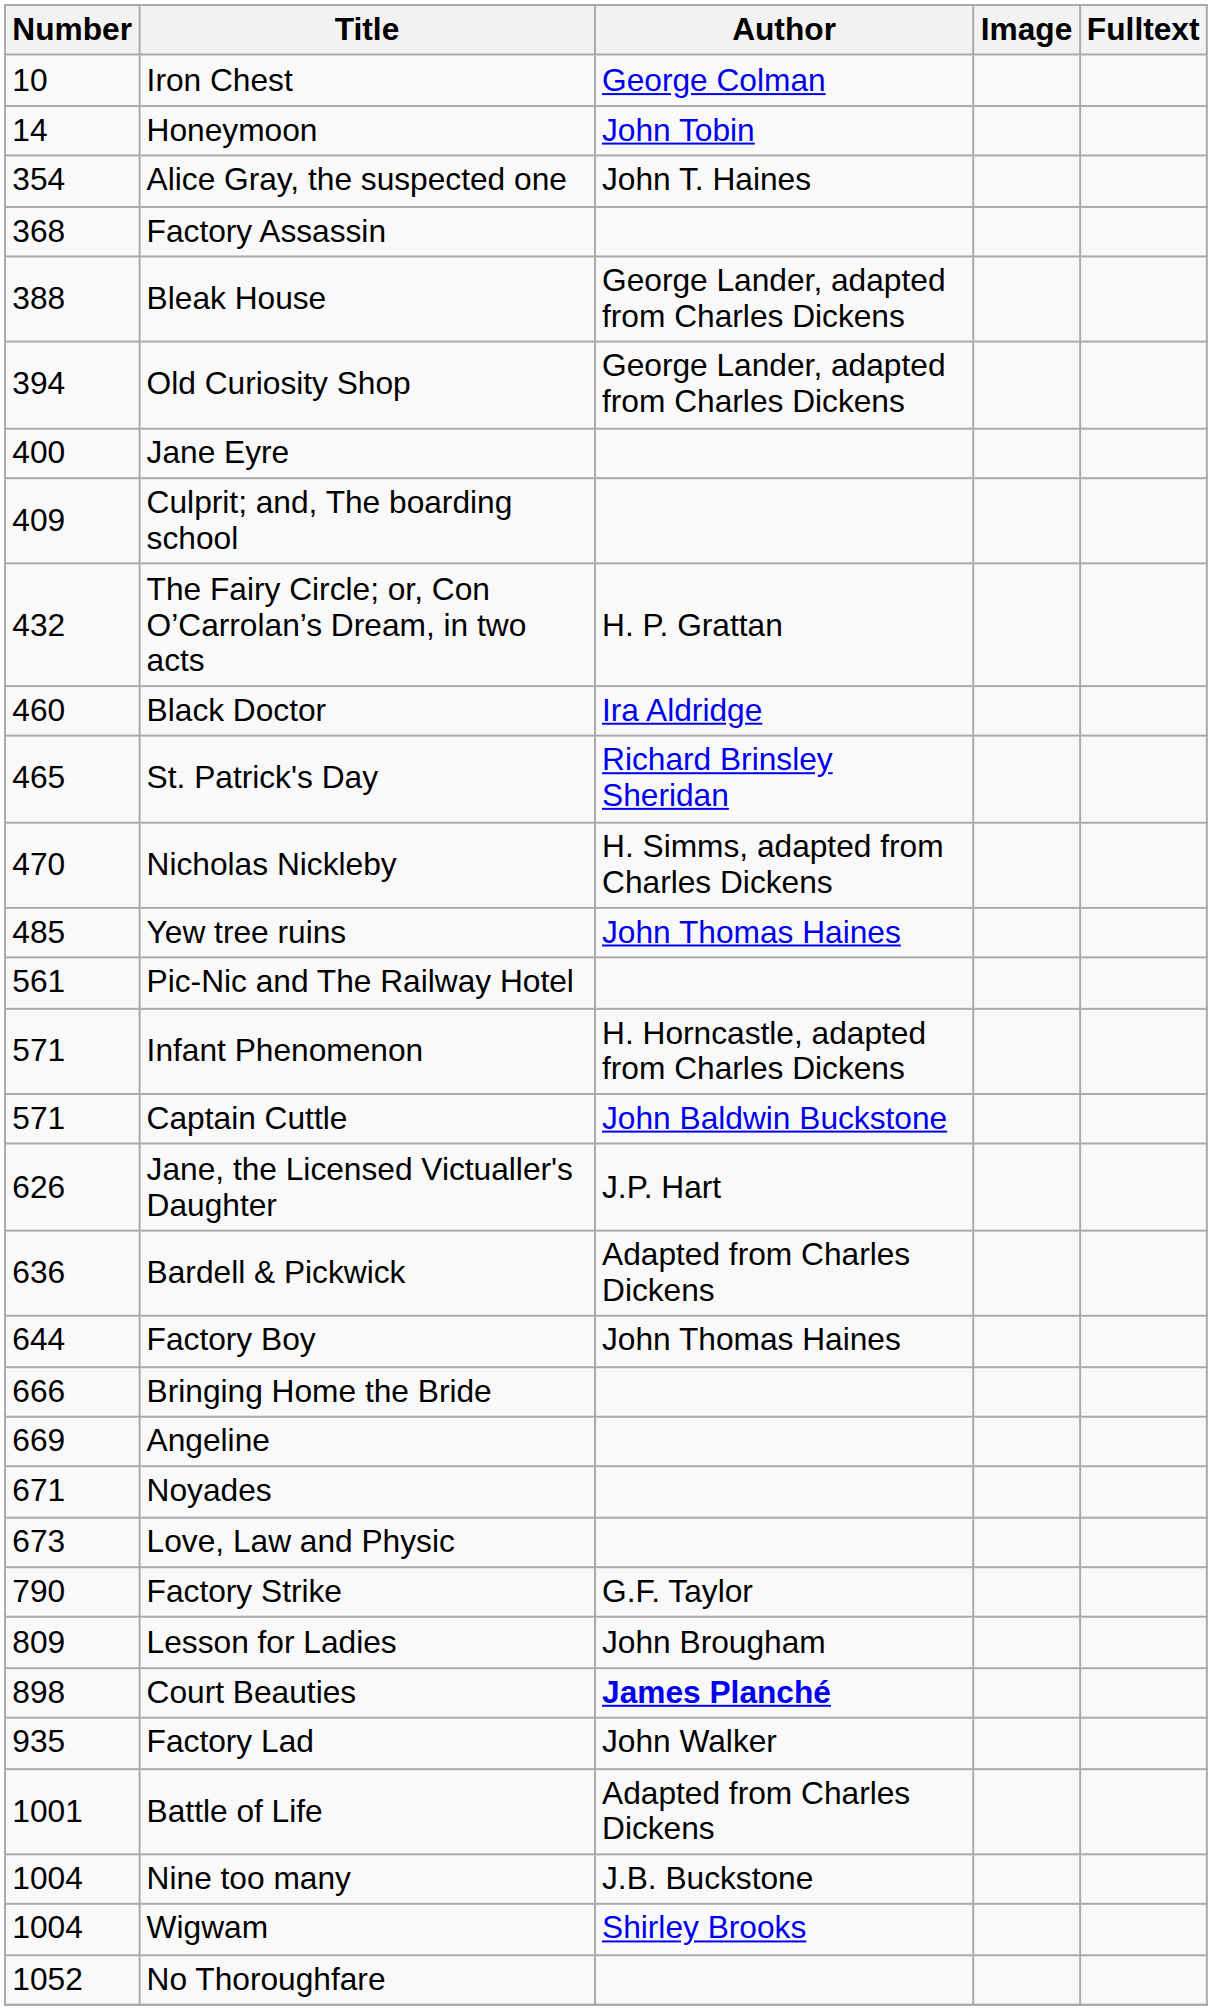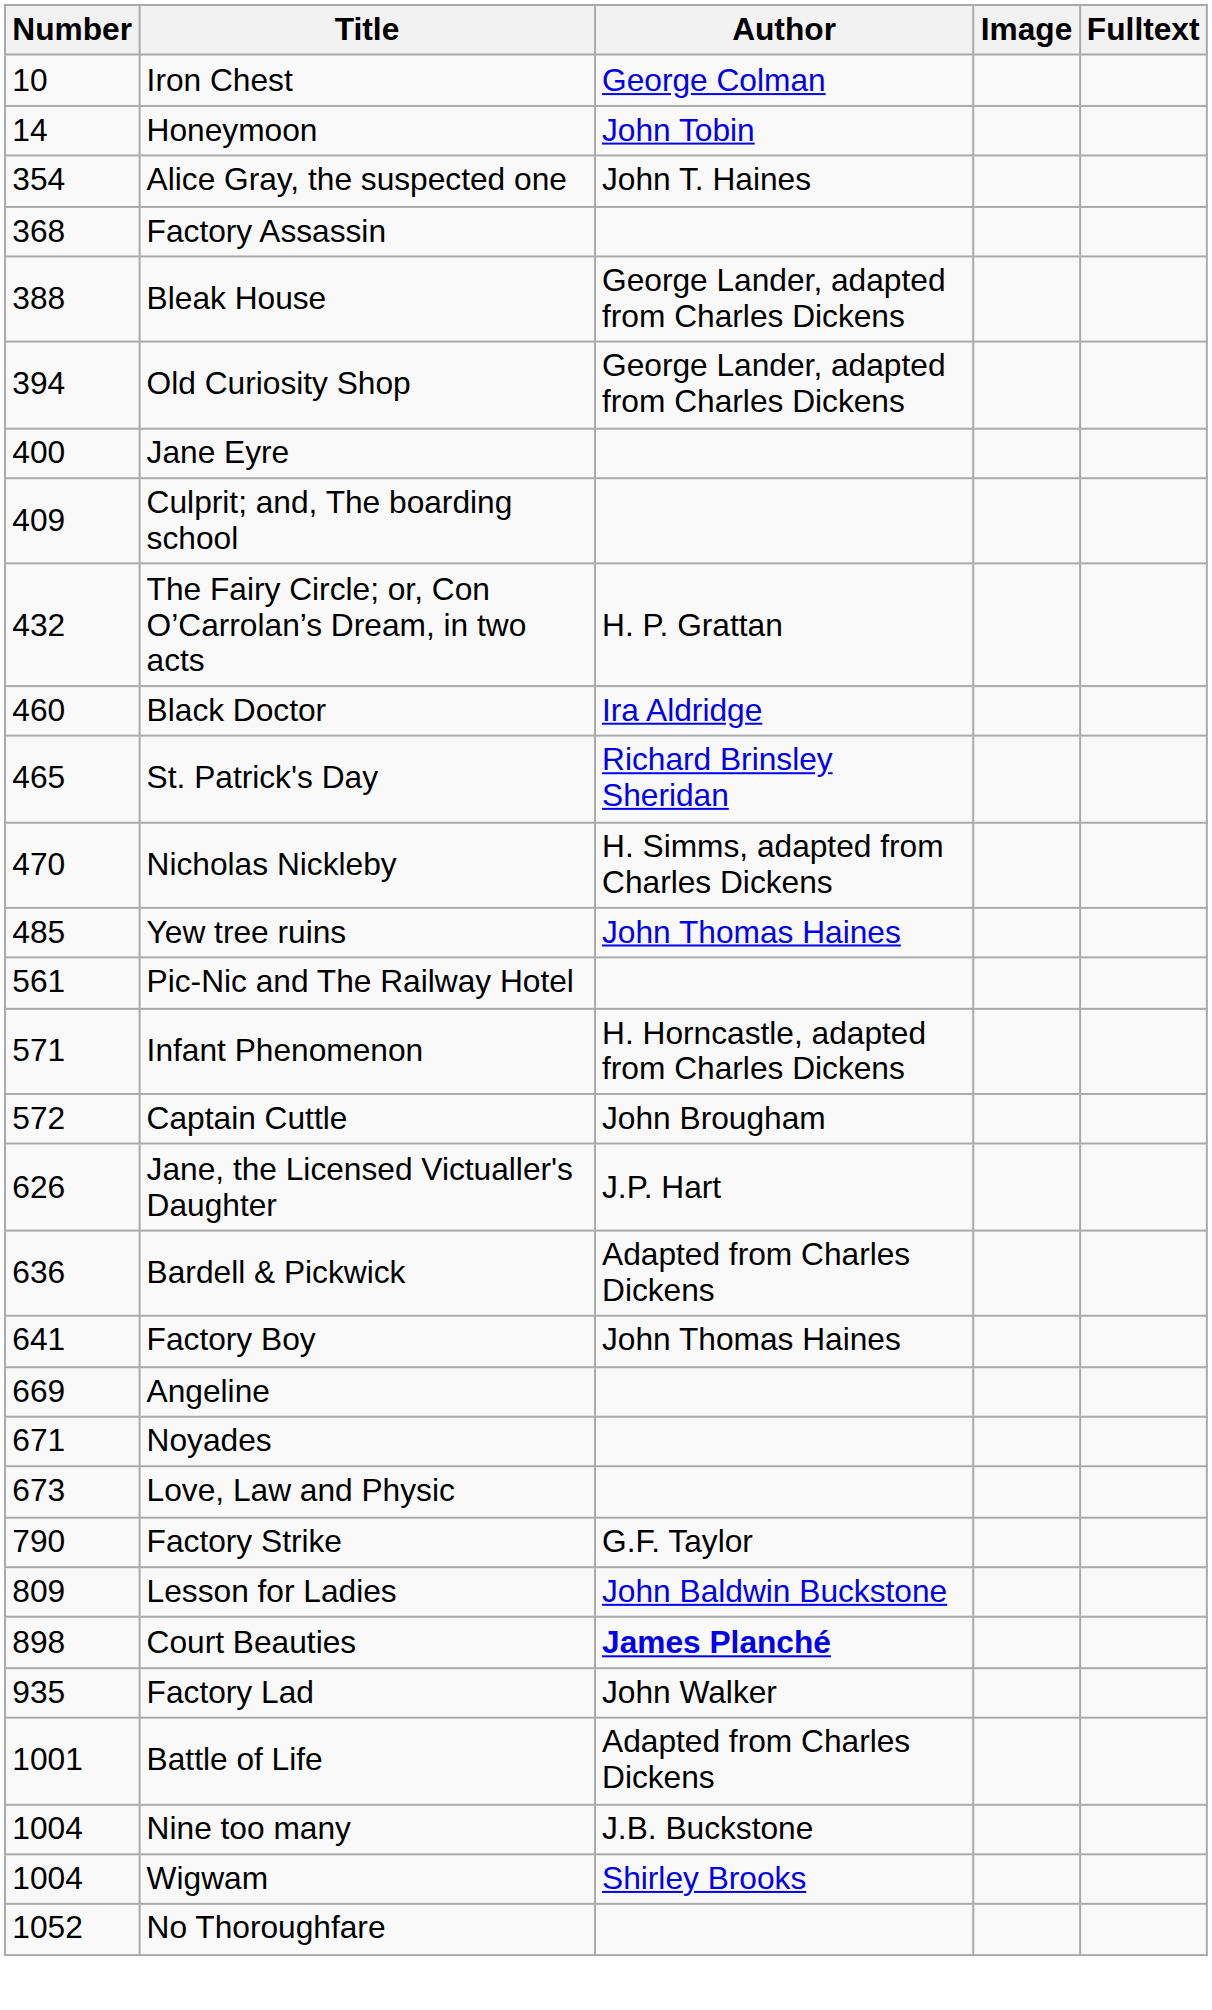(39, 1118) 571 -> (39, 1118) 572
(775, 1118) John Baldwin Buckstone -> (714, 1118) John Brougham
(39, 1340) 644 -> (39, 1340) 641
- row: (319, 1390)
(714, 1642) John Brougham -> (775, 1591) John Baldwin Buckstone
